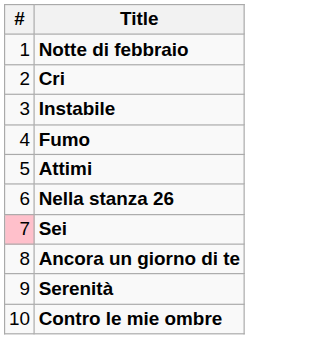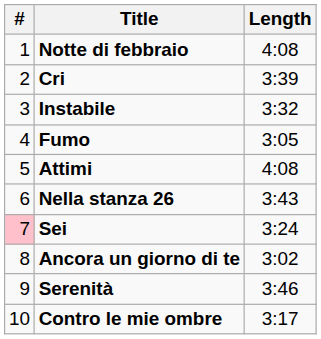+ column: (280, 19)
